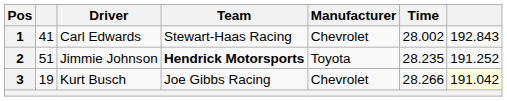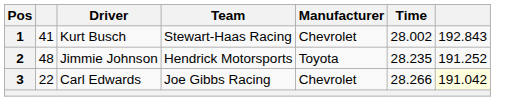(101, 37) Carl Edwards -> (93, 37) Kurt Busch
(46, 58) 51 -> (46, 58) 48
(234, 58) bold -> (228, 58) normal
(46, 80) 19 -> (46, 80) 22
(93, 80) Kurt Busch -> (101, 80) Carl Edwards
